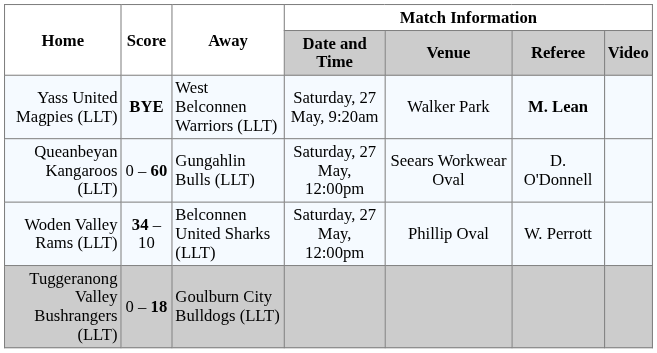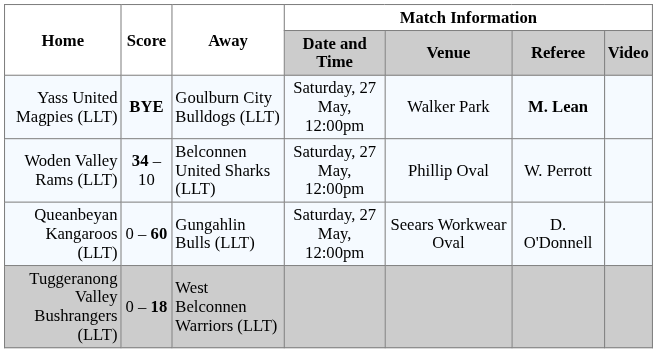(226, 106) West Belconnen Warriors (LLT) -> (228, 106) Goulburn City Bulldogs (LLT)
(335, 106) Saturday, 27 May, 9:20am -> (335, 106) Saturday, 27 May, 12:00pm
rows swapped: (71, 233) <-> (76, 170)
(228, 306) Goulburn City Bulldogs (LLT) -> (226, 306) West Belconnen Warriors (LLT)
